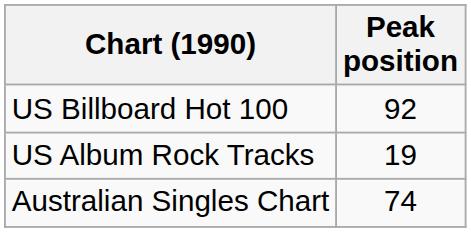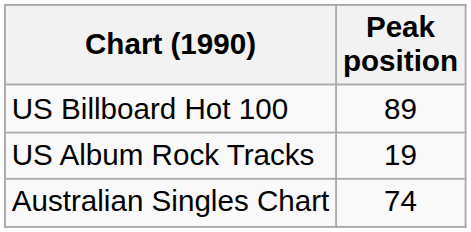(400, 108) 92 -> (400, 108) 89
